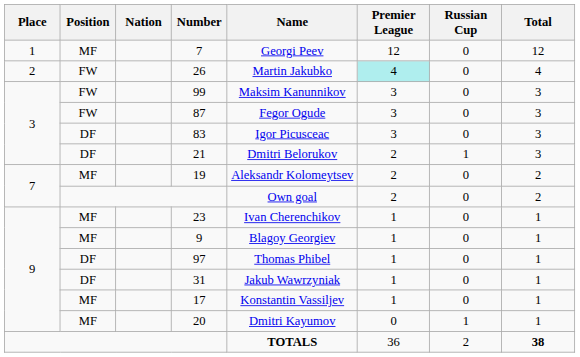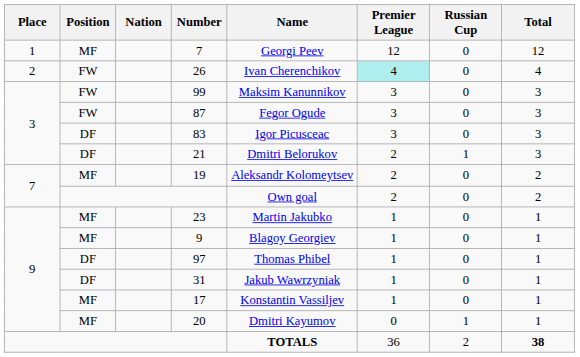(292, 71) Martin Jakubko -> (292, 71) Ivan Cherenchikov
(292, 217) Ivan Cherenchikov -> (292, 217) Martin Jakubko
